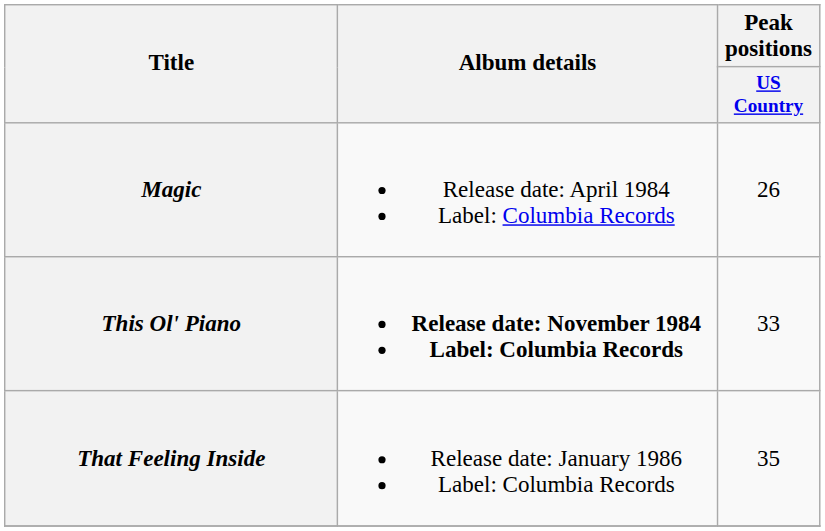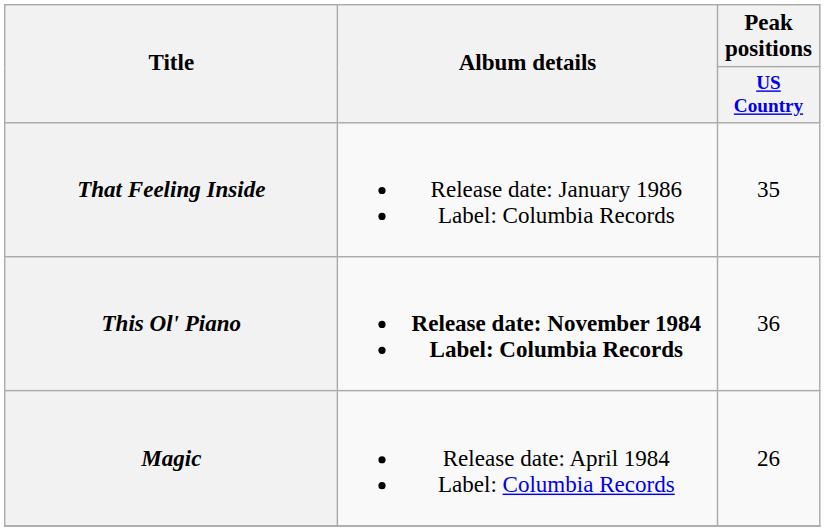rows swapped: (171, 189) <-> (171, 458)
(769, 323) 33 -> (769, 323) 36
